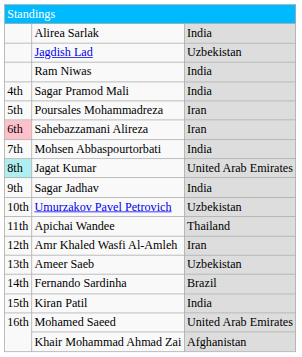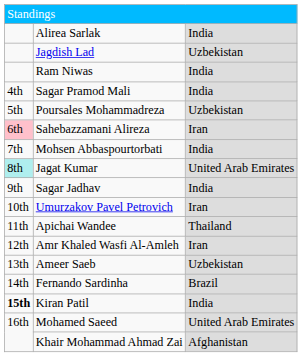(197, 110) Iran -> (216, 110) Uzbekistan
(214, 206) Uzbekistan -> (198, 206) Iran
(18, 303) normal -> (19, 303) bold
